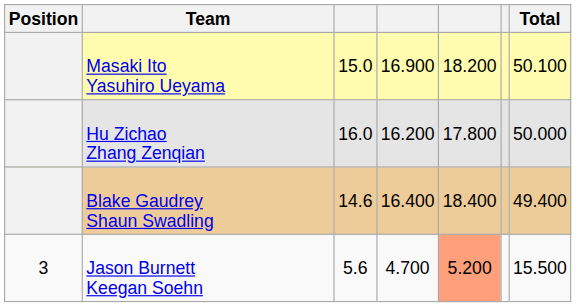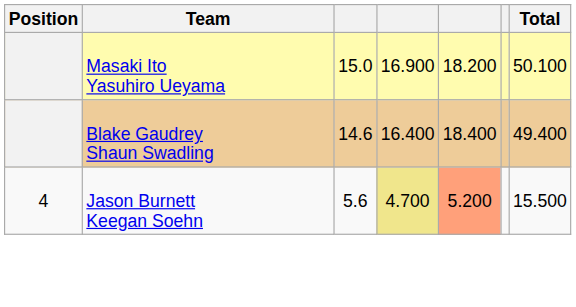- row: (146, 144)
(43, 268) 3 -> (43, 201) 4
(408, 268) no background -> (408, 201) khaki background
